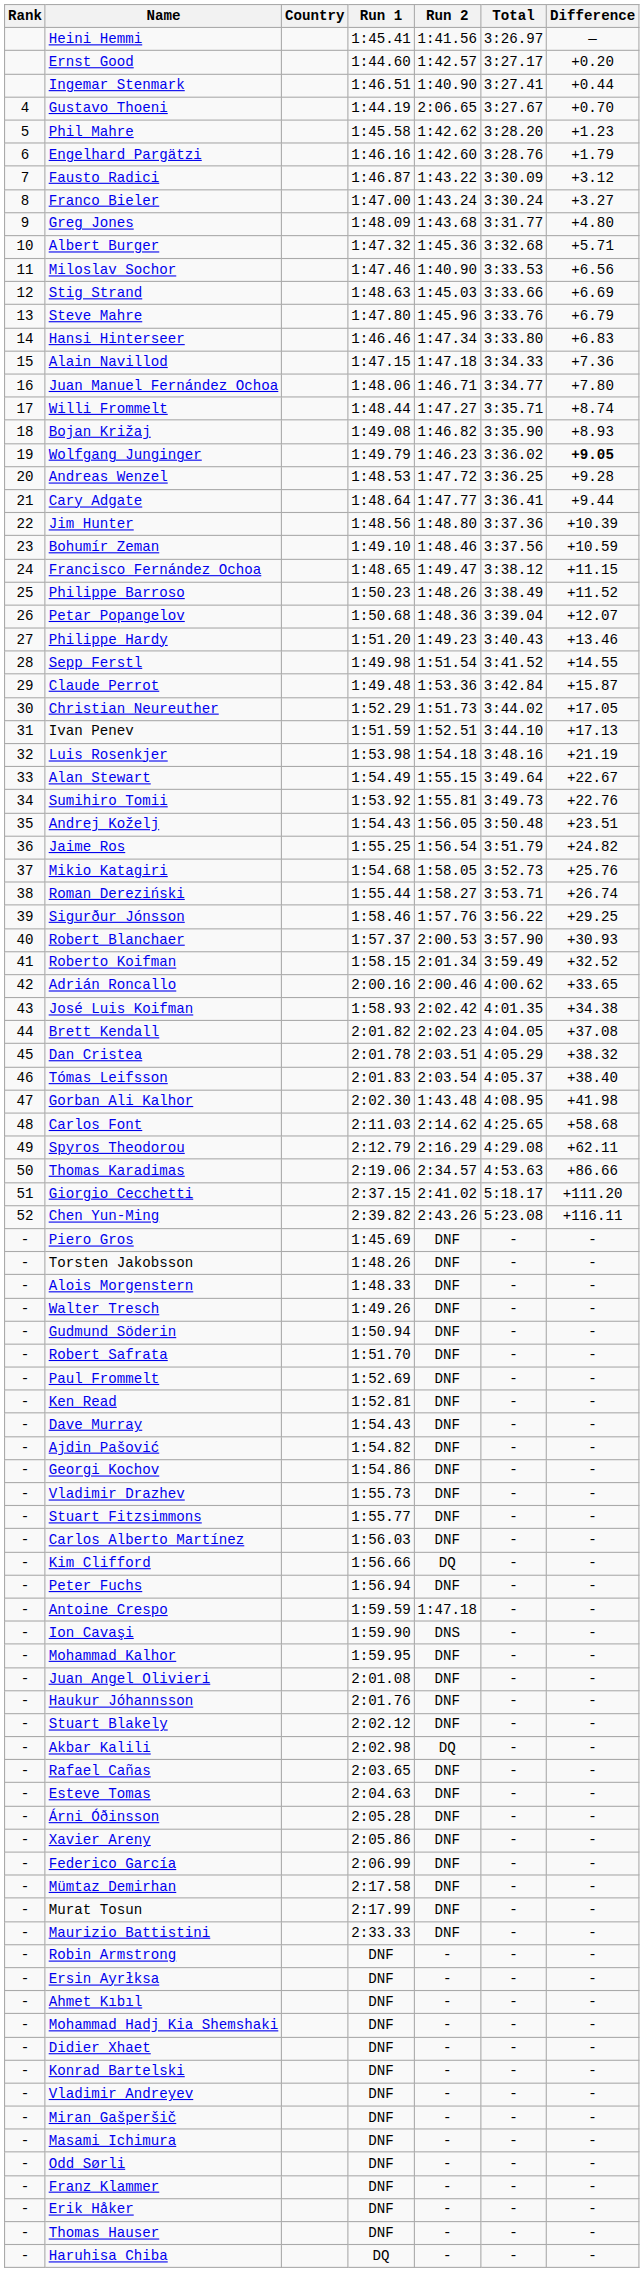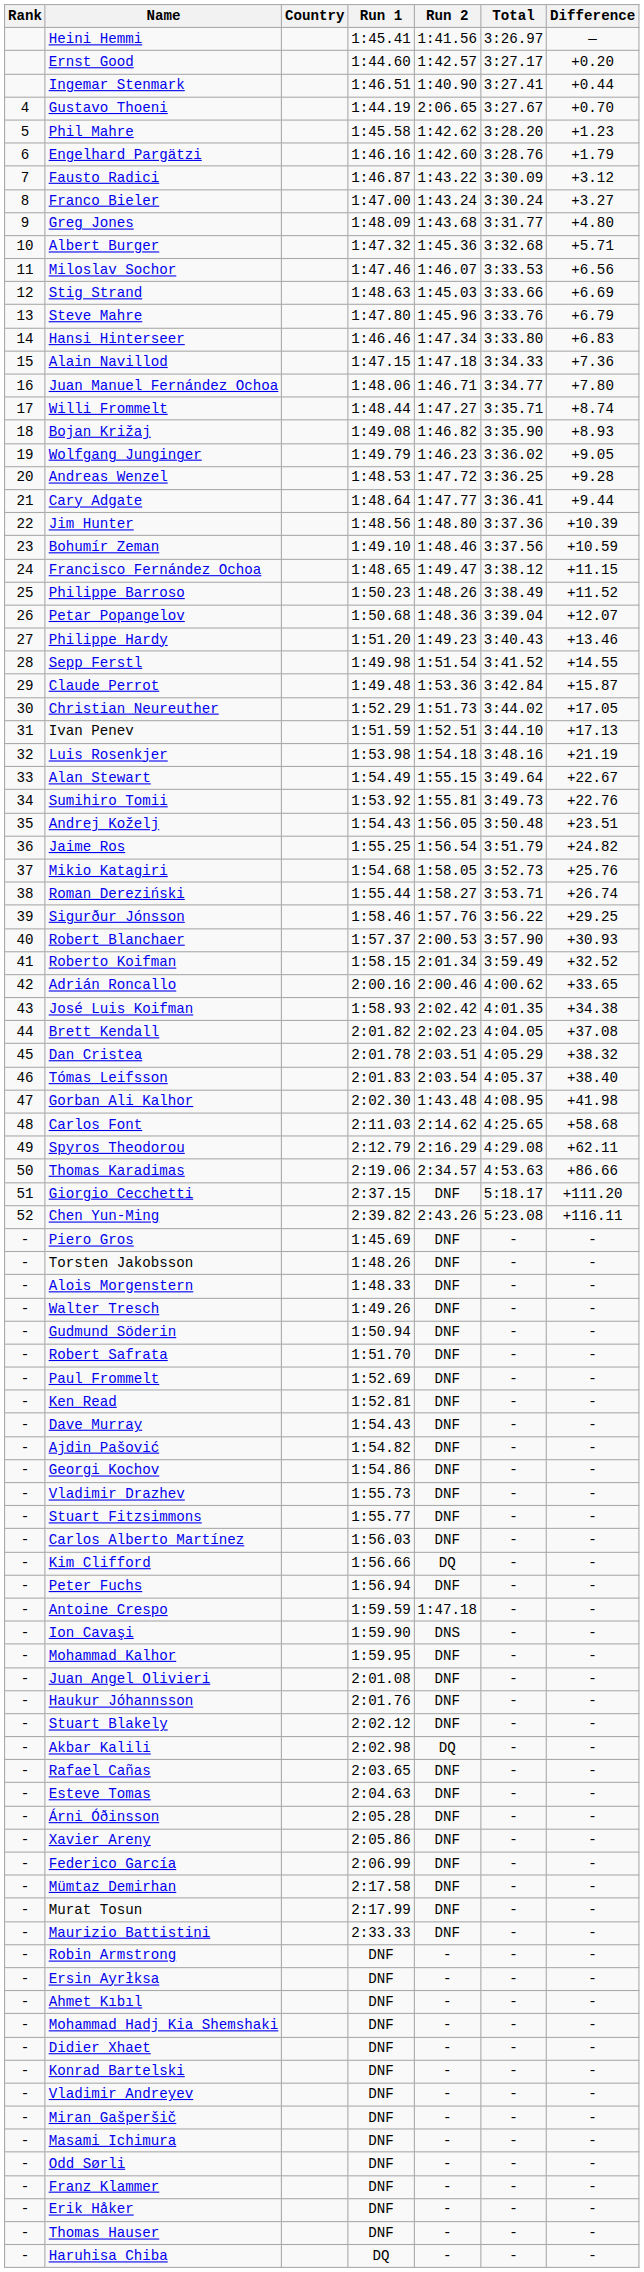(447, 270) 1:40.90 -> (447, 270) 1:46.07
(593, 455) bold -> (593, 455) normal
(447, 1194) 2:41.02 -> (447, 1194) DNF
